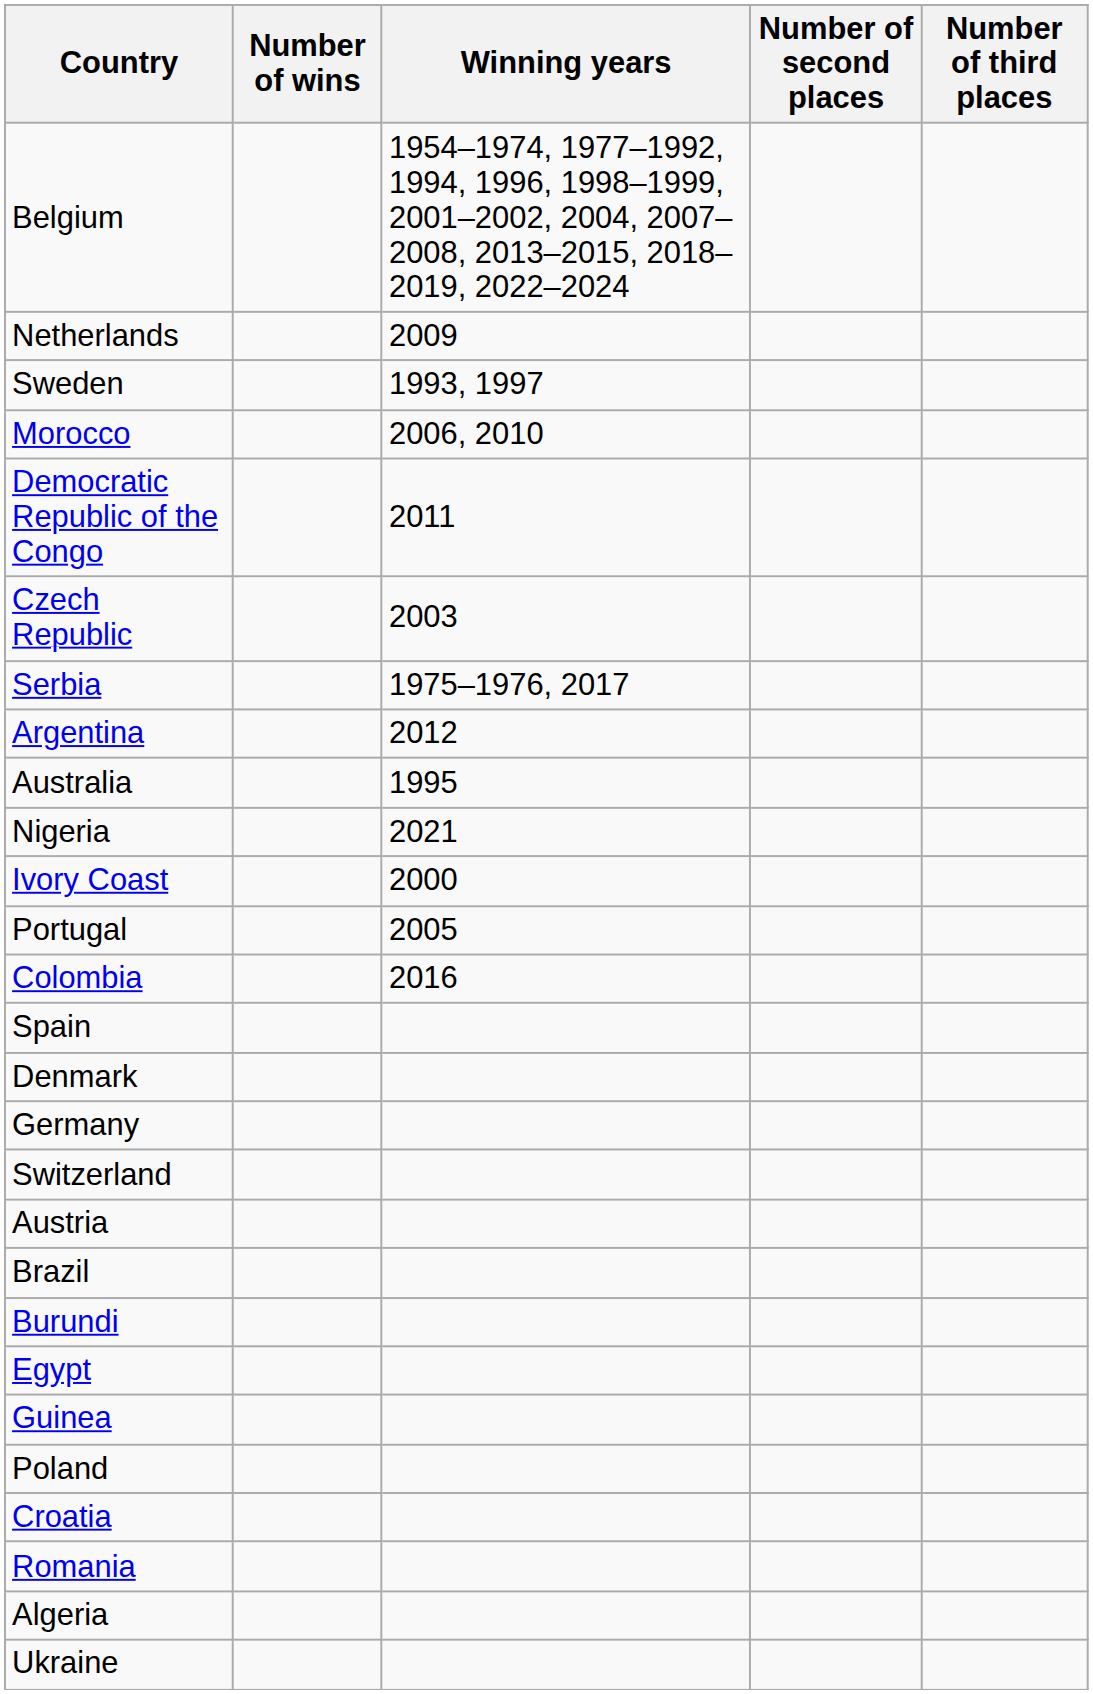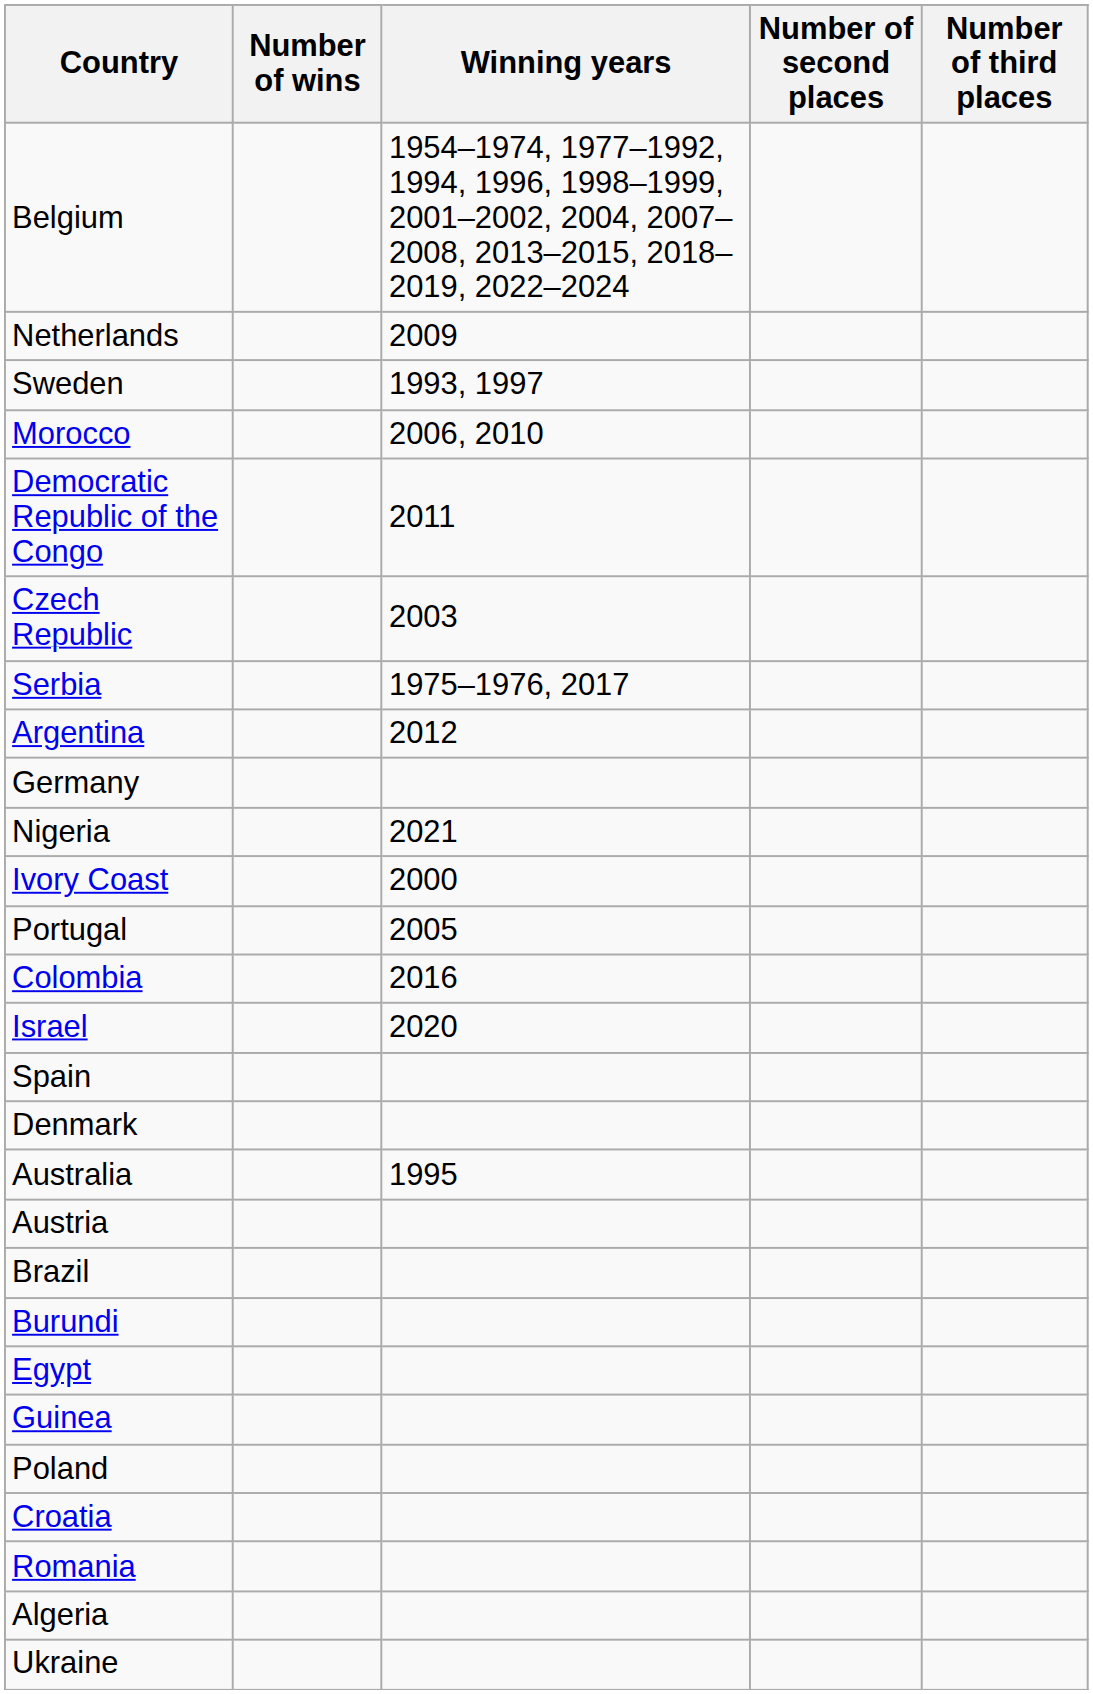rows swapped: (72, 782) <-> (76, 1125)
+ row: (50, 1027)
- row: (92, 1174)
